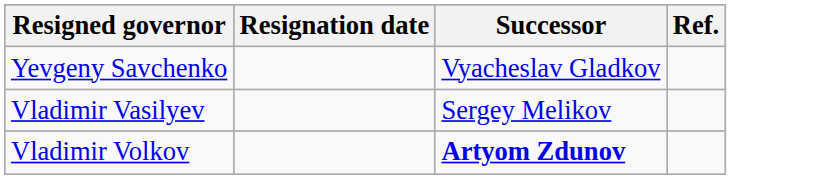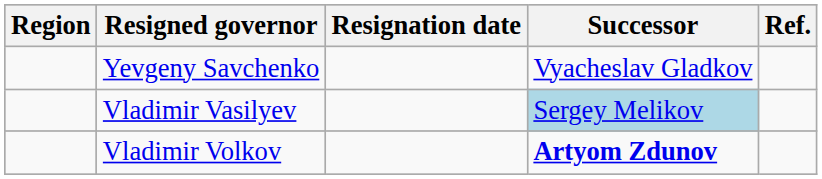+ column: (51, 25)
(526, 109) no background -> (618, 109) lightblue background
